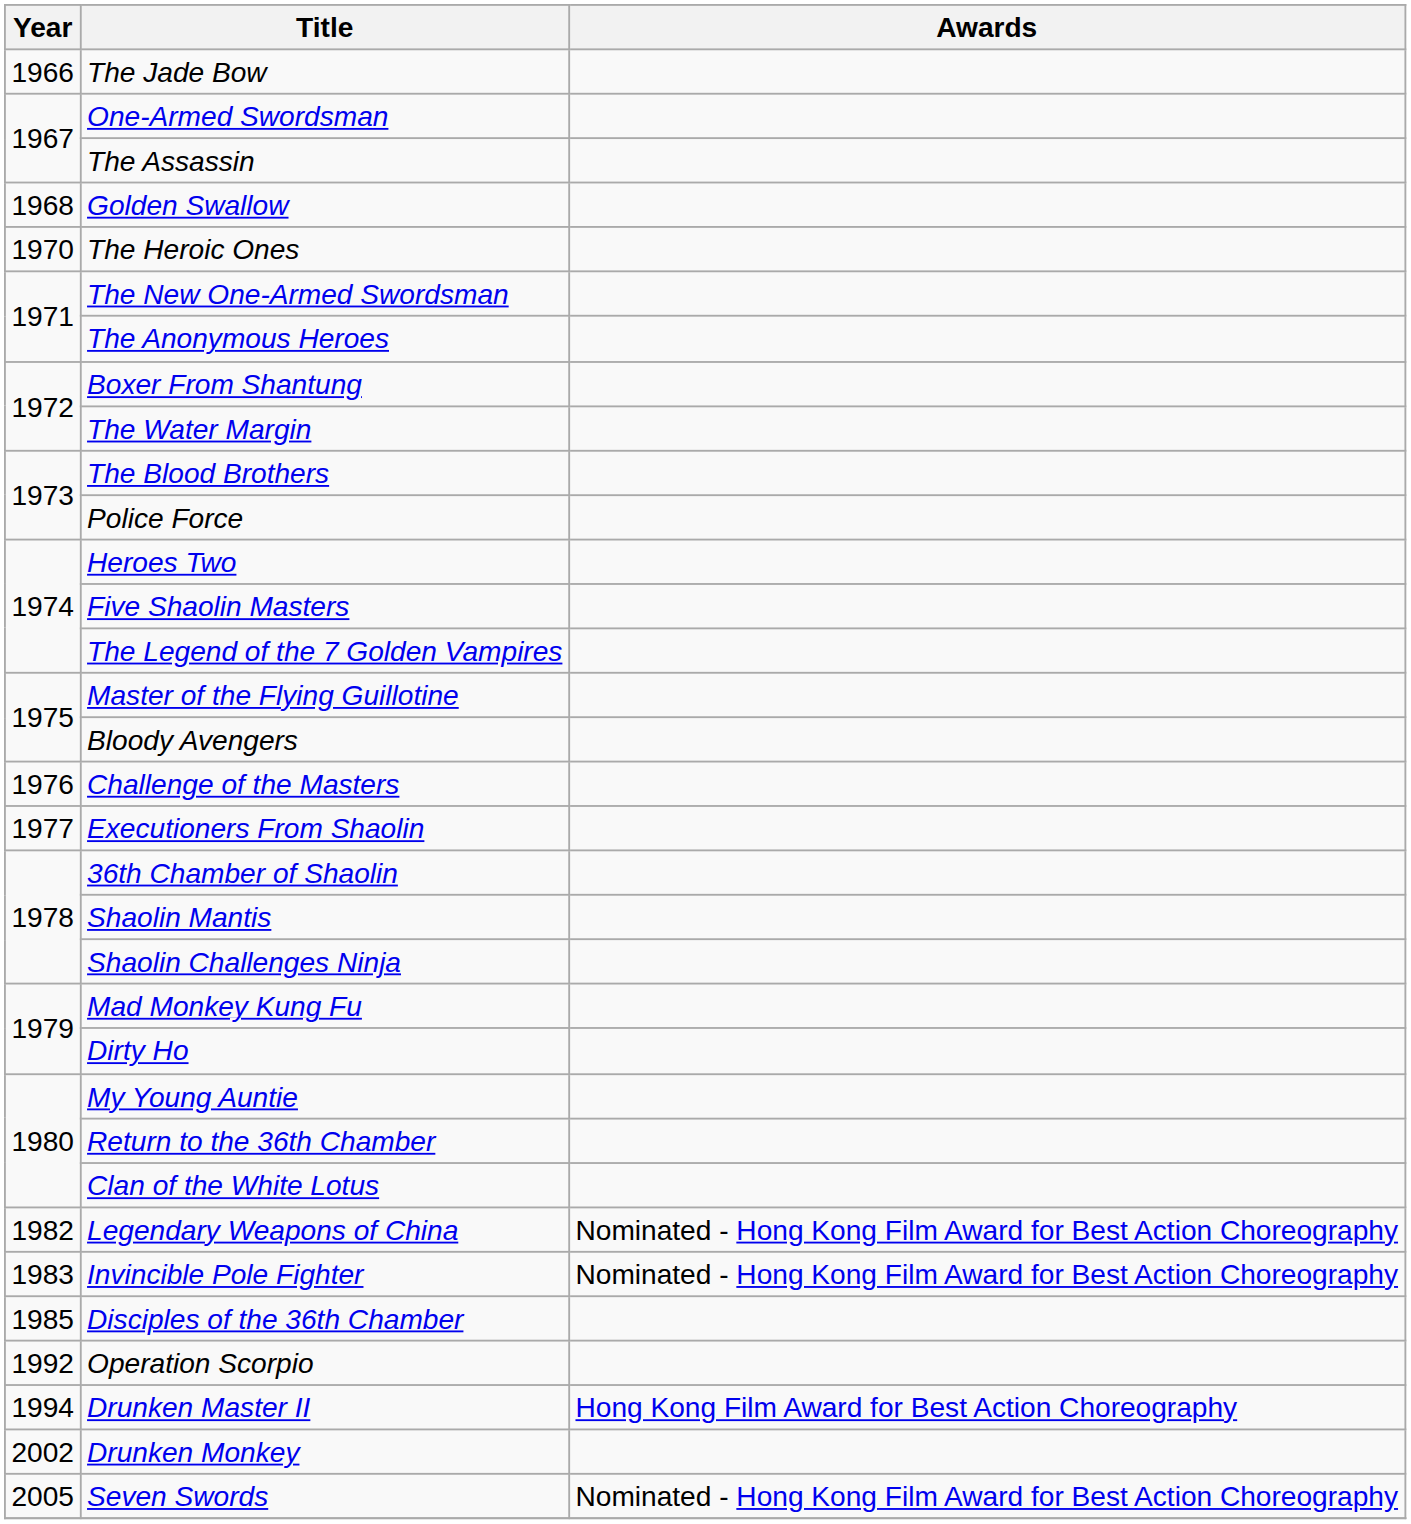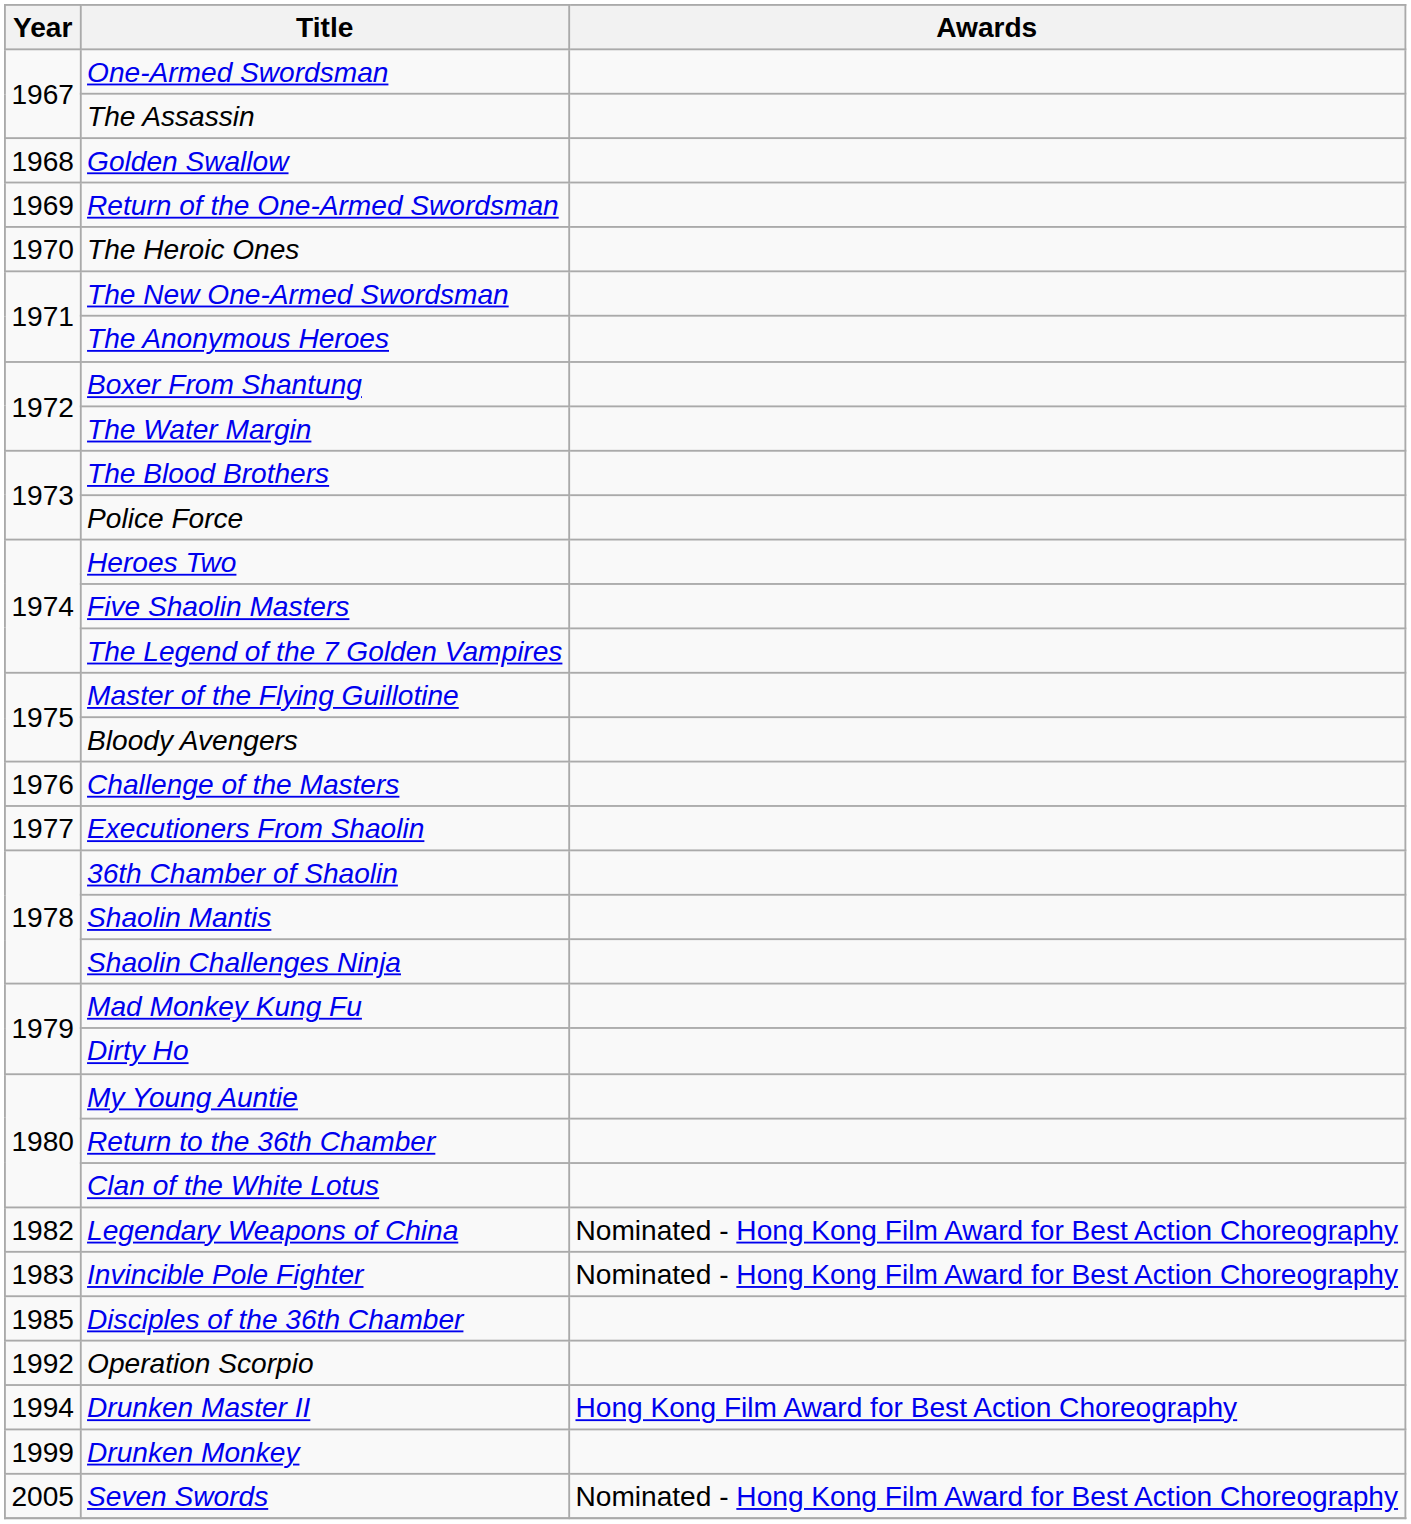- row: (177, 72)
+ row: (323, 205)
(43, 1452) 2002 -> (43, 1452) 1999
